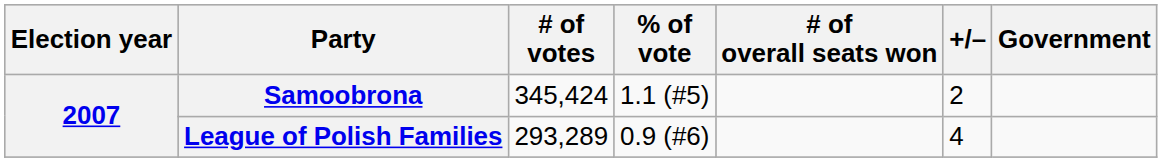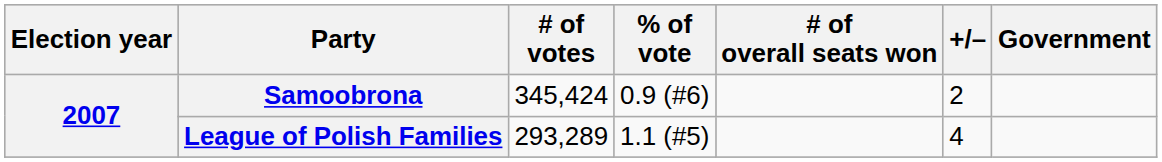(665, 95) 1.1 (#5) -> (665, 95) 0.9 (#6)
(665, 136) 0.9 (#6) -> (665, 136) 1.1 (#5)
